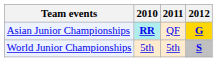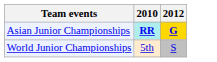- column: (173, 13)
(199, 48) bold -> (173, 48) normal
